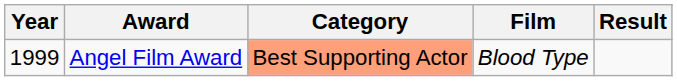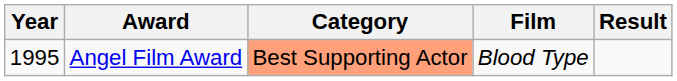(35, 57) 1999 -> (35, 57) 1995
